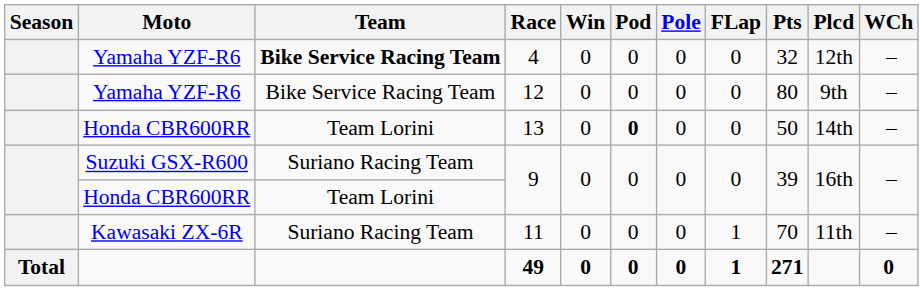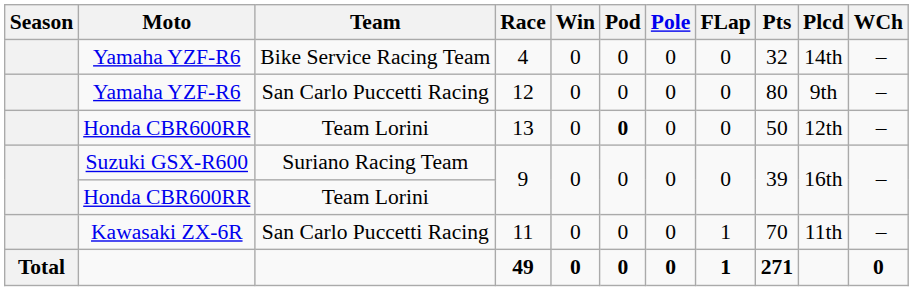(380, 56) bold -> (375, 56) normal
(834, 56) 12th -> (823, 56) 14th
(380, 91) Bike Service Racing Team -> (375, 91) San Carlo Puccetti Racing
(834, 126) 14th -> (823, 126) 12th
(380, 231) Suriano Racing Team -> (375, 231) San Carlo Puccetti Racing
